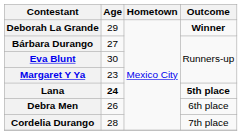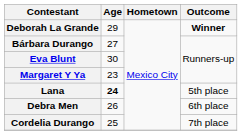(208, 91) bold -> (208, 91) normal
(113, 122) 28 -> (113, 122) 25
